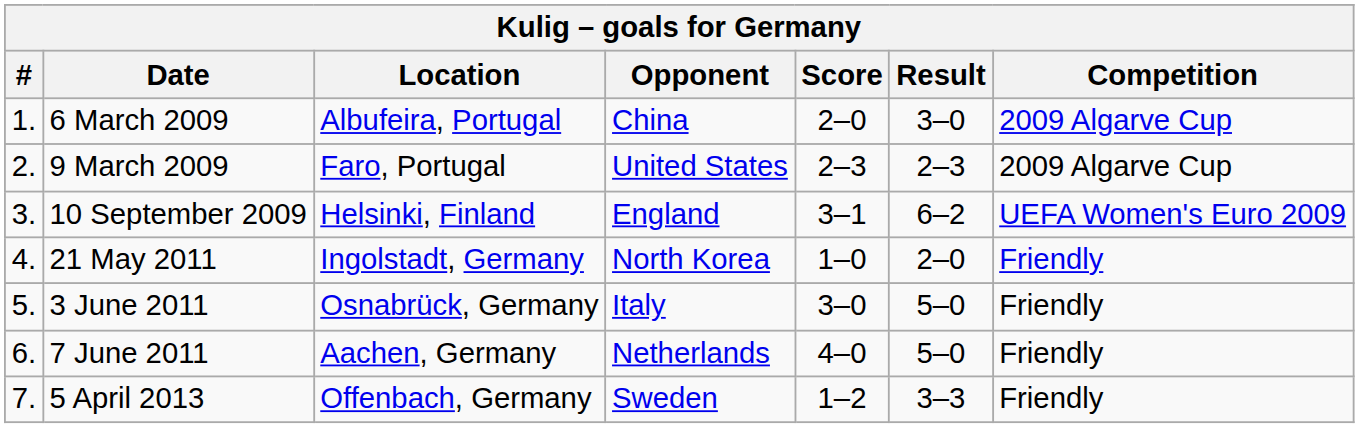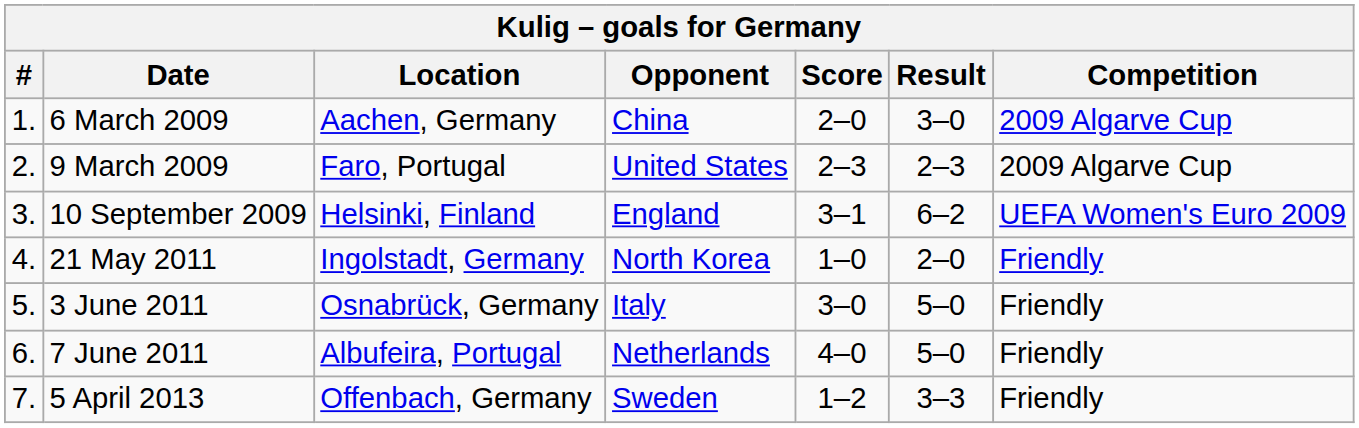(441, 120) Albufeira, Portugal -> (438, 120) Aachen, Germany
(438, 352) Aachen, Germany -> (441, 352) Albufeira, Portugal
